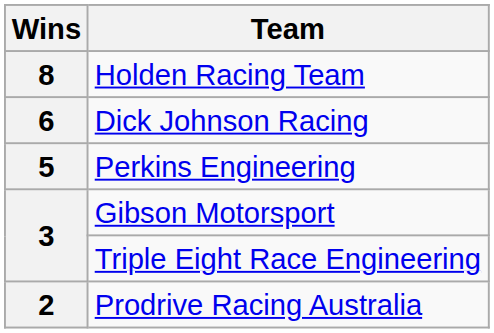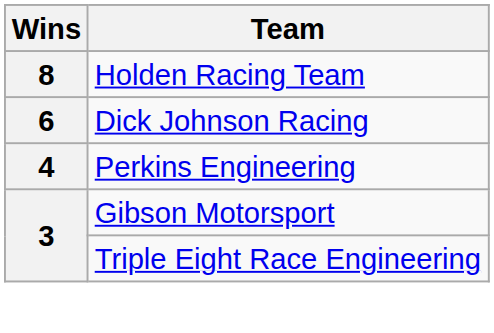(46, 167) 5 -> (46, 167) 4
- row: (258, 305)
